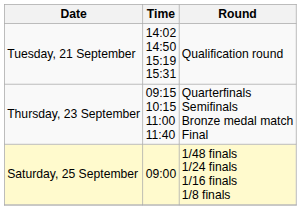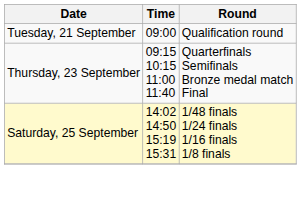(161, 53) 14:02 14:50 15:19 15:31 -> (161, 33) 09:00
(161, 174) 09:00 -> (161, 133) 14:02 14:50 15:19 15:31
